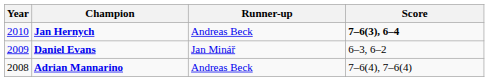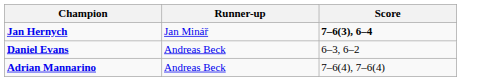- column: (18, 13)
(222, 31) Andreas Beck -> (186, 31) Jan Minář
(213, 50) Jan Minář -> (195, 50) Andreas Beck
